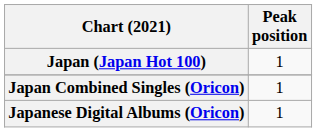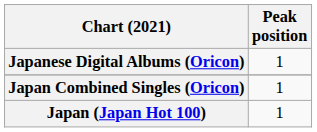rows swapped: (126, 61) <-> (126, 113)
